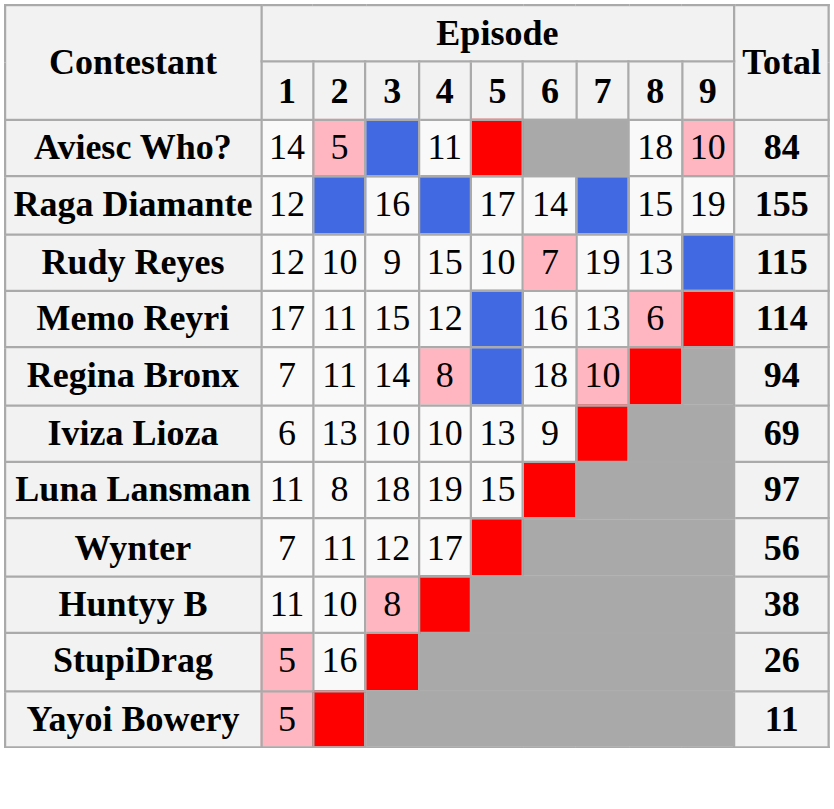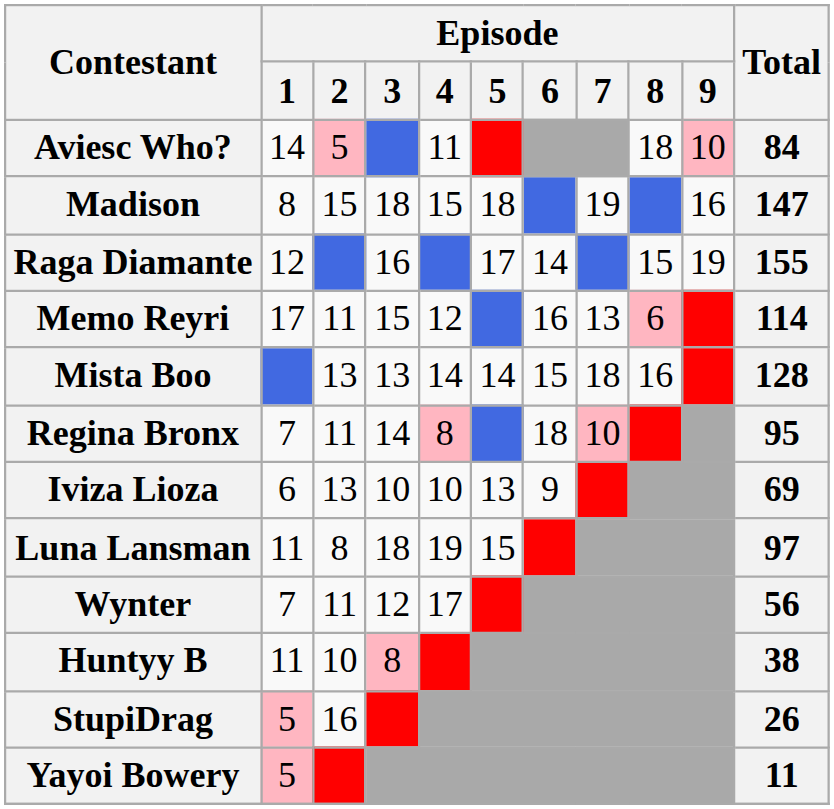+ row: (133, 204)
- row: (133, 261)
+ row: (133, 375)
(782, 375) 94 -> (782, 432) 95
